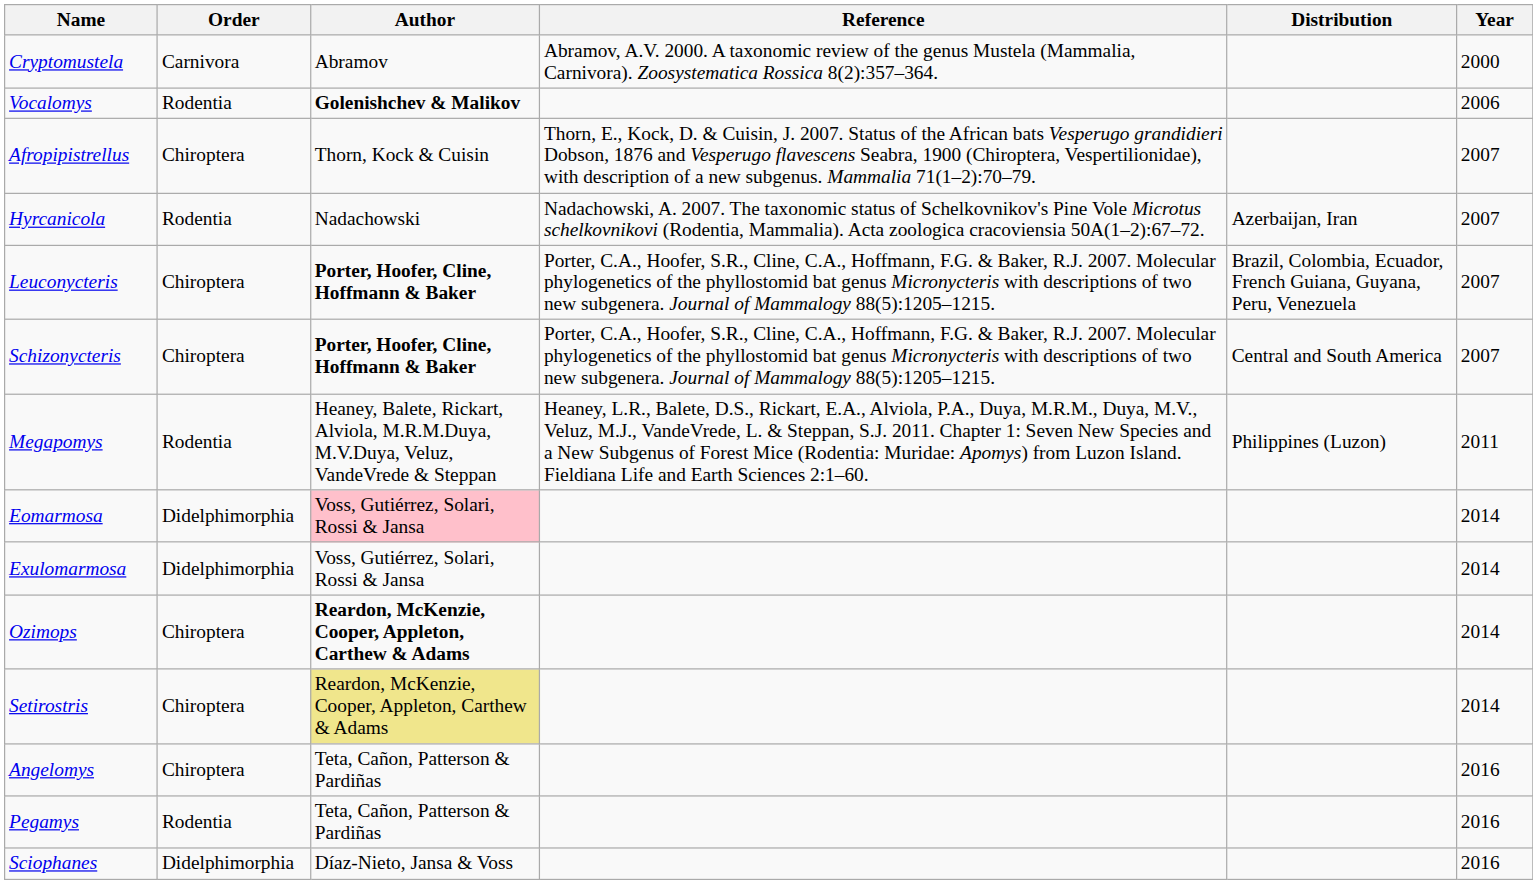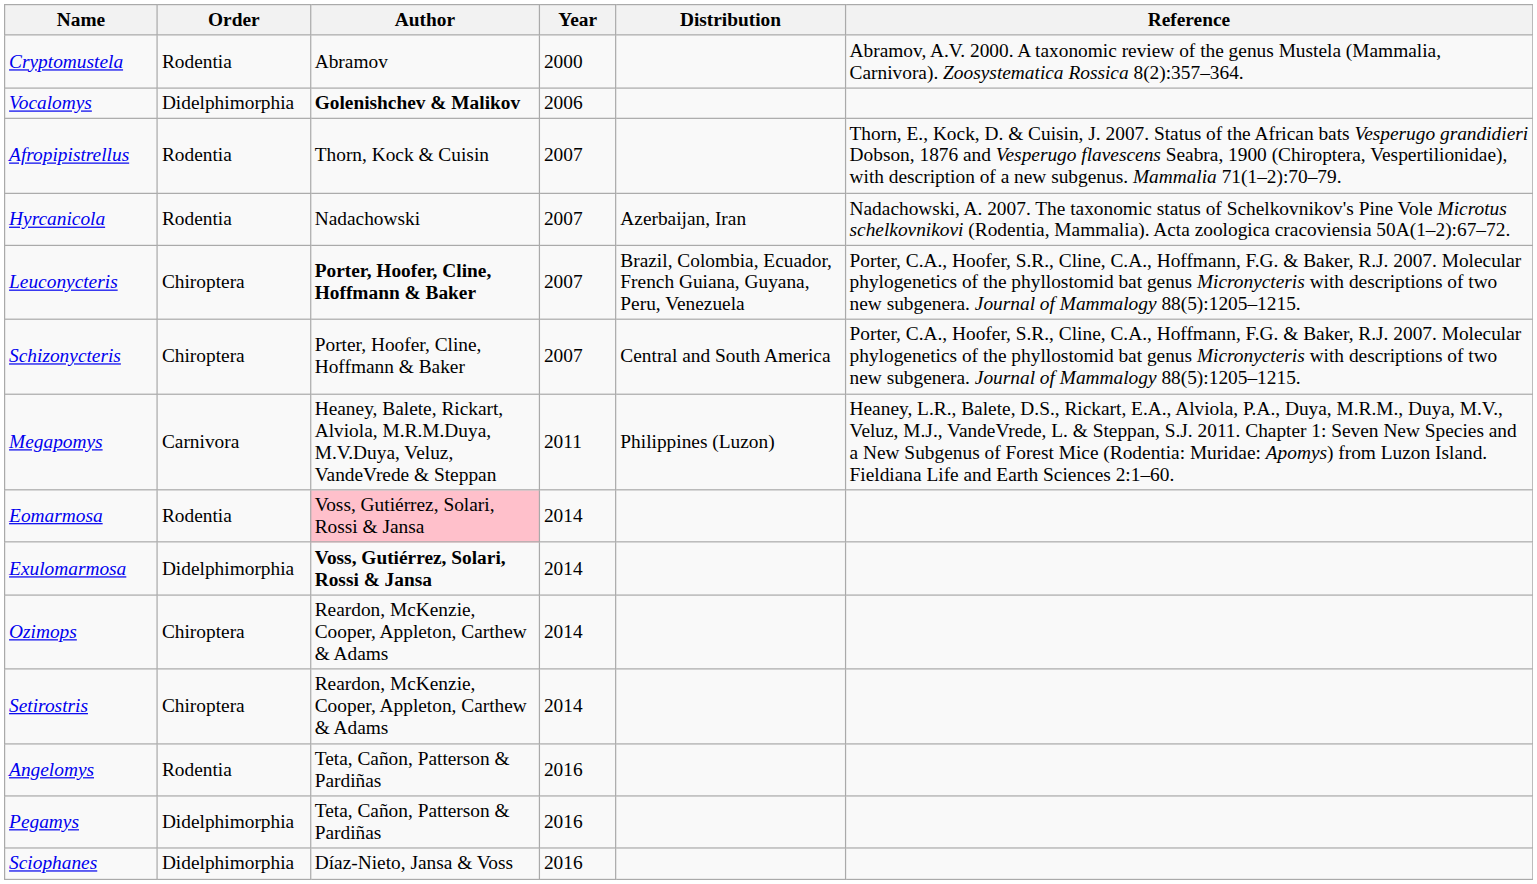columns swapped: (1495, 19) <-> (883, 19)
(201, 61) Carnivora -> (197, 61) Rodentia
(197, 103) Rodentia -> (228, 103) Didelphimorphia
(203, 155) Chiroptera -> (197, 155) Rodentia
(403, 356) bold -> (398, 356) normal
(197, 441) Rodentia -> (201, 441) Carnivora
(228, 515) Didelphimorphia -> (197, 515) Rodentia
(405, 568) normal -> (410, 568) bold
(400, 631) bold -> (421, 631) normal
(421, 706) khaki background -> (421, 706) no background
(203, 769) Chiroptera -> (197, 769) Rodentia
(197, 821) Rodentia -> (228, 821) Didelphimorphia
